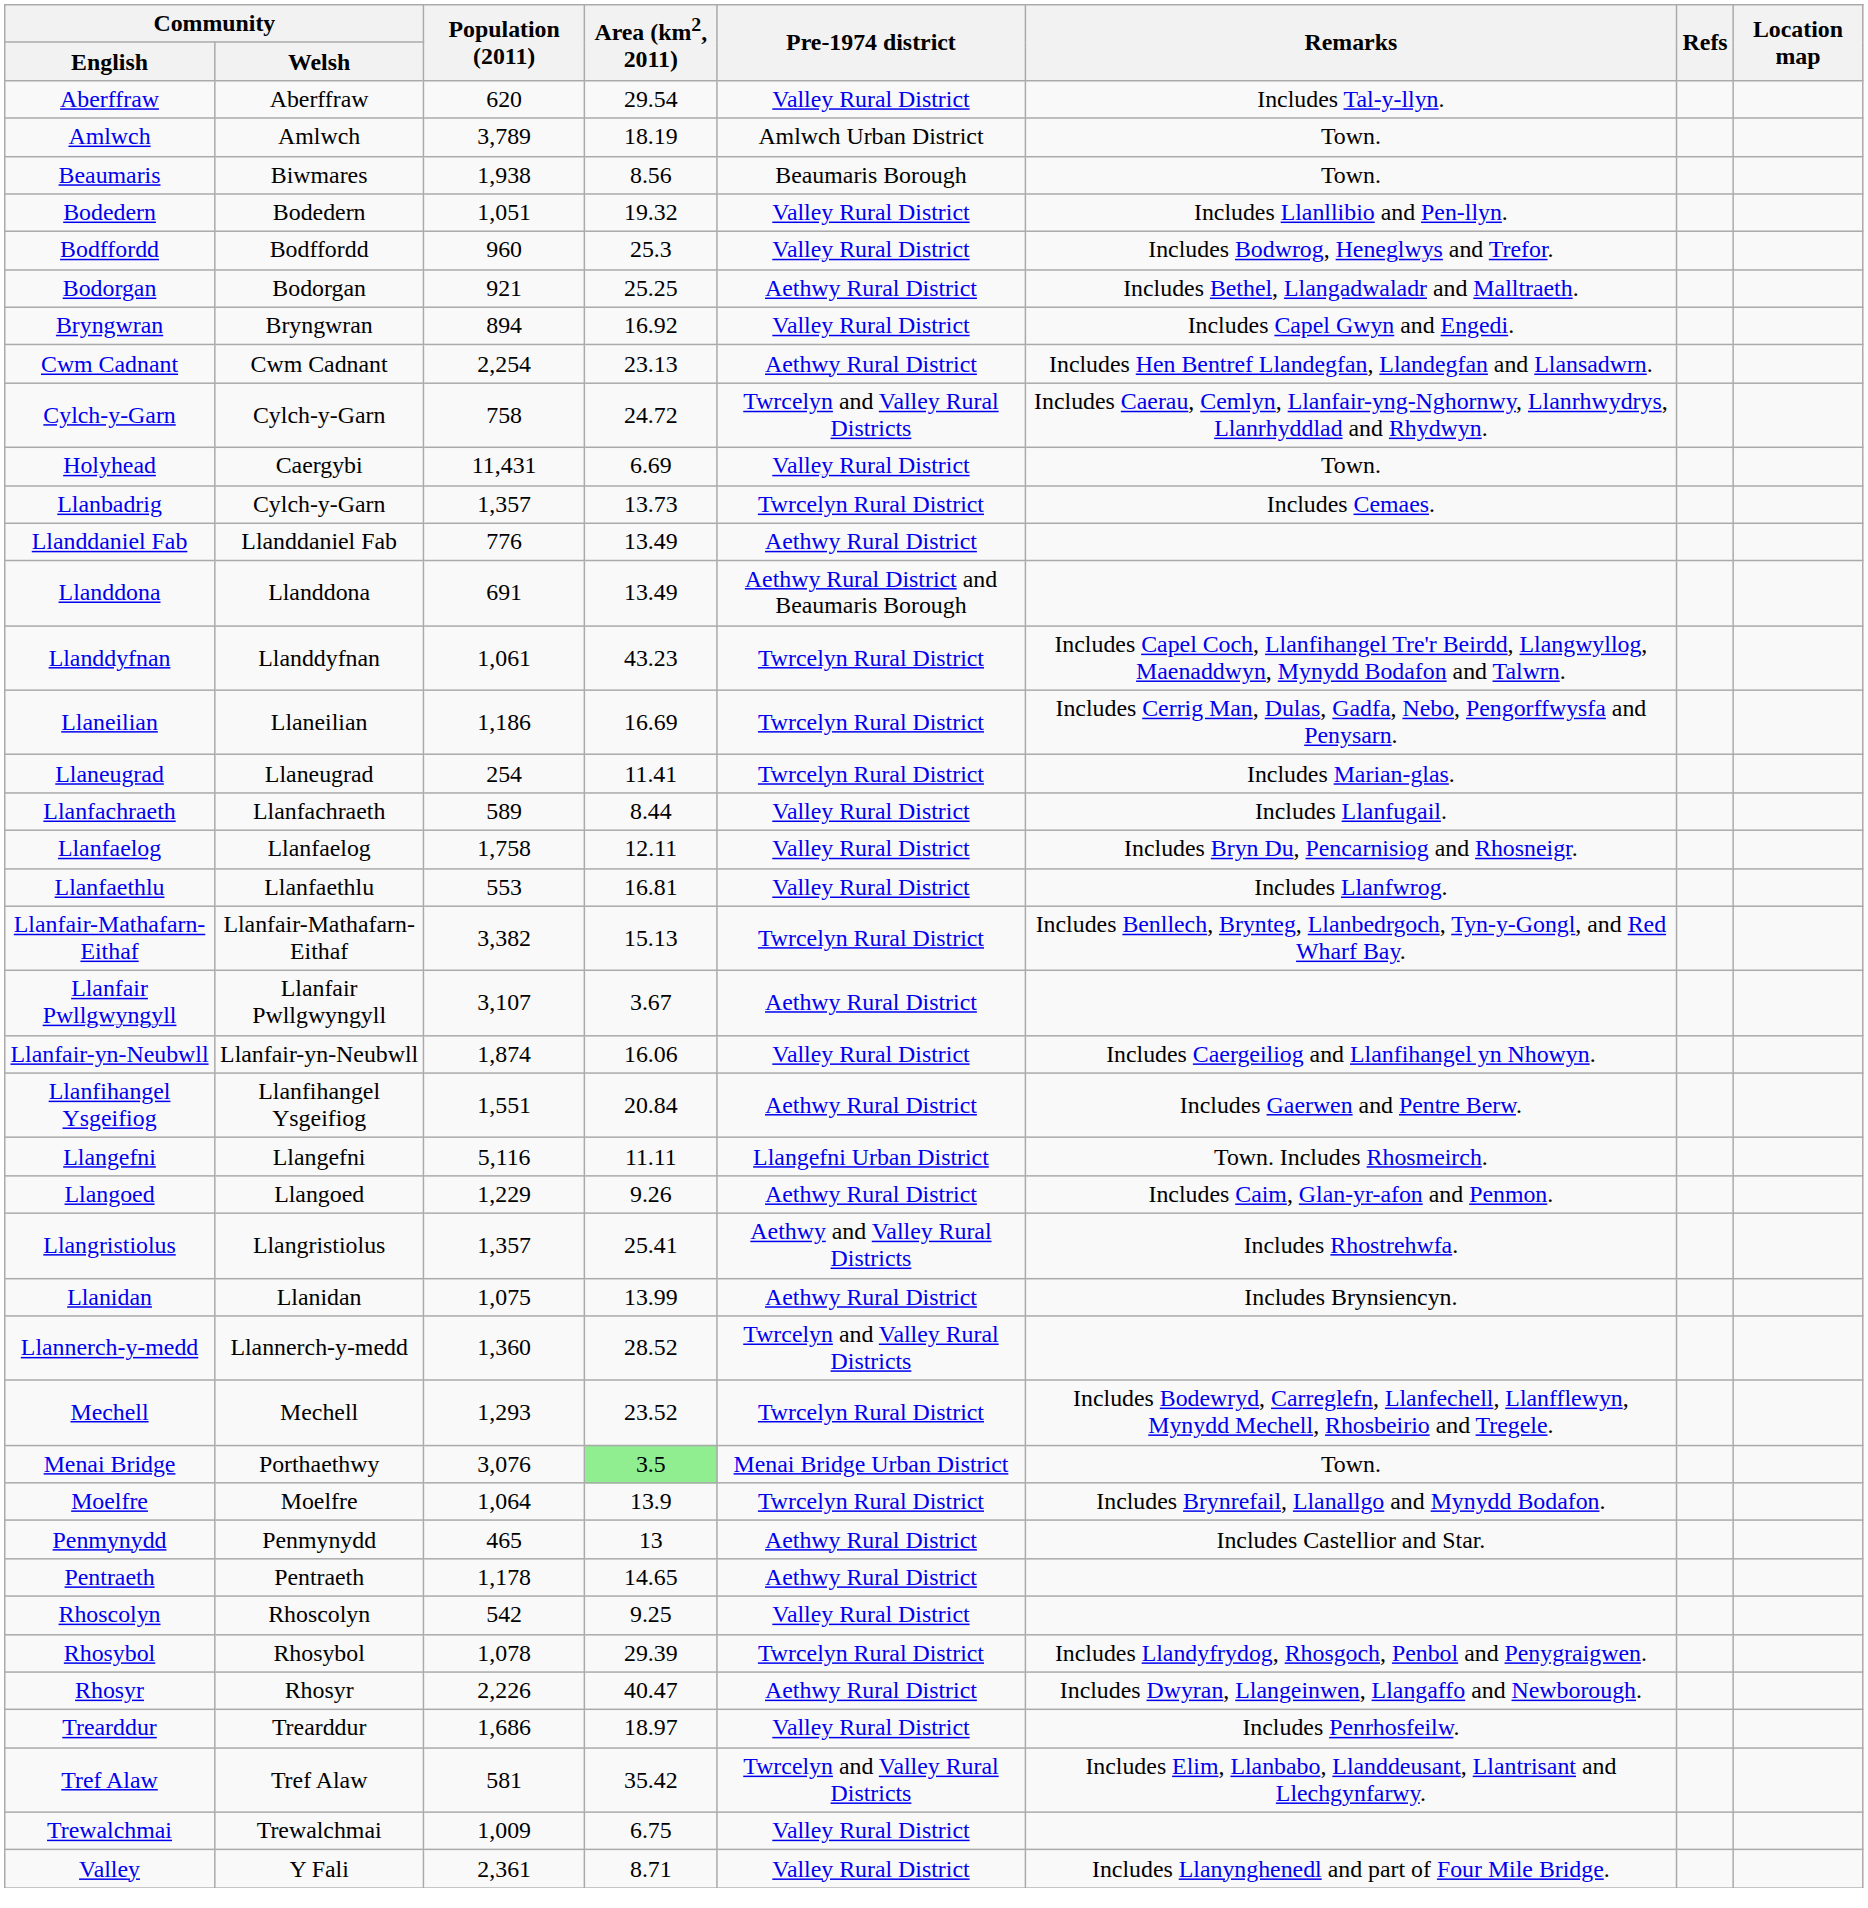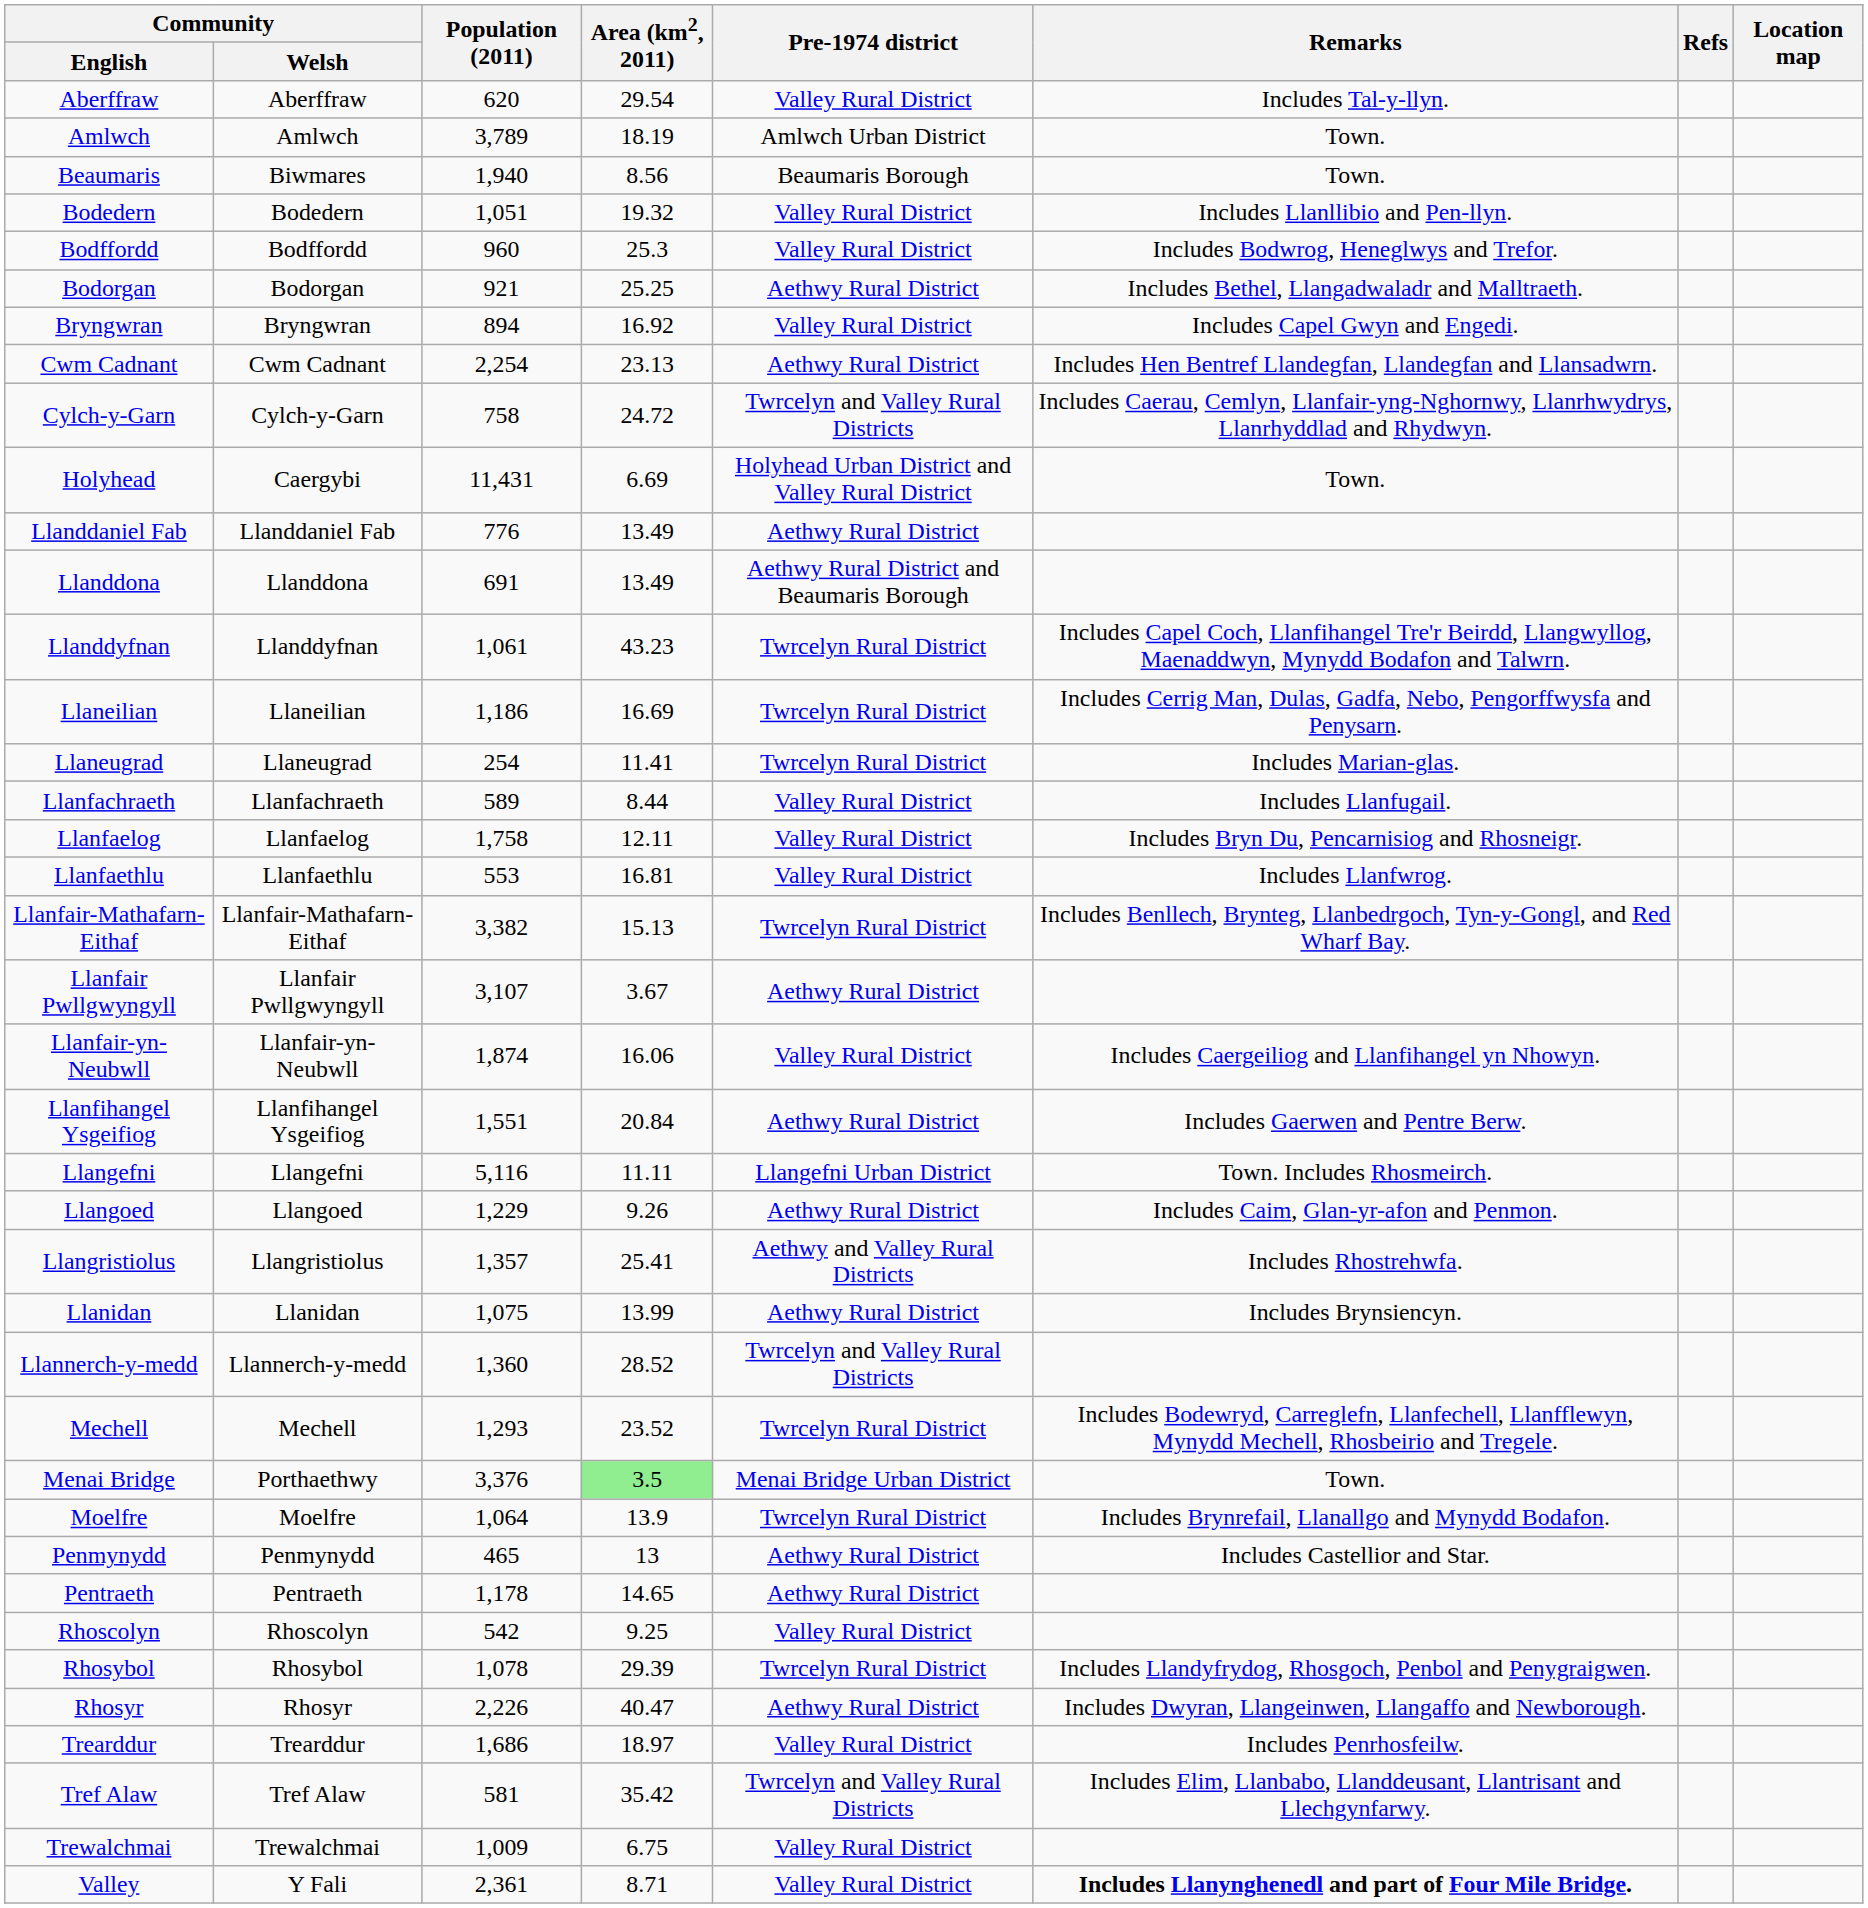(504, 174) 1,938 -> (501, 174) 1,940
(871, 466) Valley Rural District -> (873, 479) Holyhead Urban District and Valley Rural District
- row: (110, 503)
(504, 1463) 3,076 -> (501, 1479) 3,376
(1351, 1868) normal -> (1355, 1884) bold
